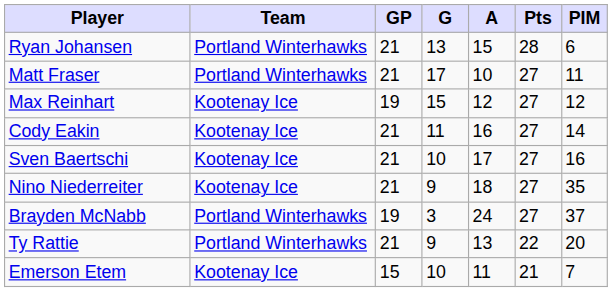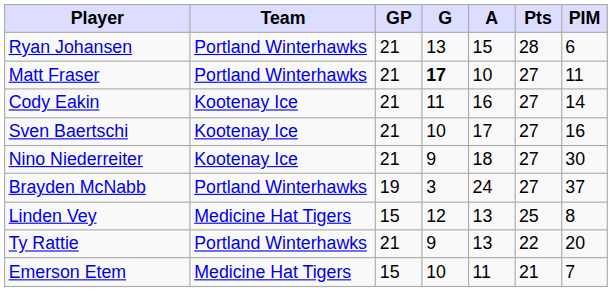(436, 74) normal -> (436, 74) bold
- row: (61, 103)
(575, 187) 35 -> (575, 159) 30
+ row: (53, 215)
(246, 272) Kootenay Ice -> (273, 272) Medicine Hat Tigers
